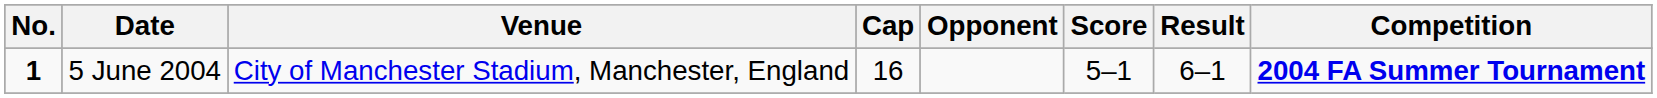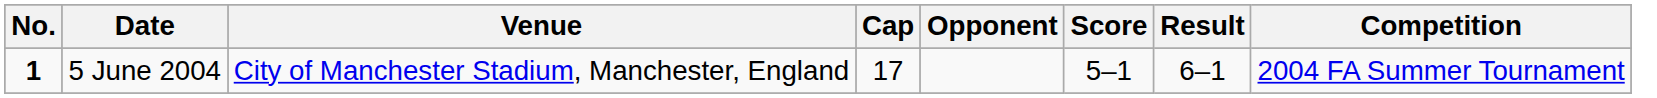(888, 70) 16 -> (888, 70) 17
(1451, 70) bold -> (1441, 70) normal
